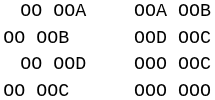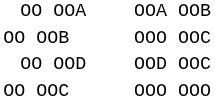(173, 38) OOD OOC -> (173, 38) OOO OOC
(173, 64) OOO OOC -> (173, 64) OOD OOC
